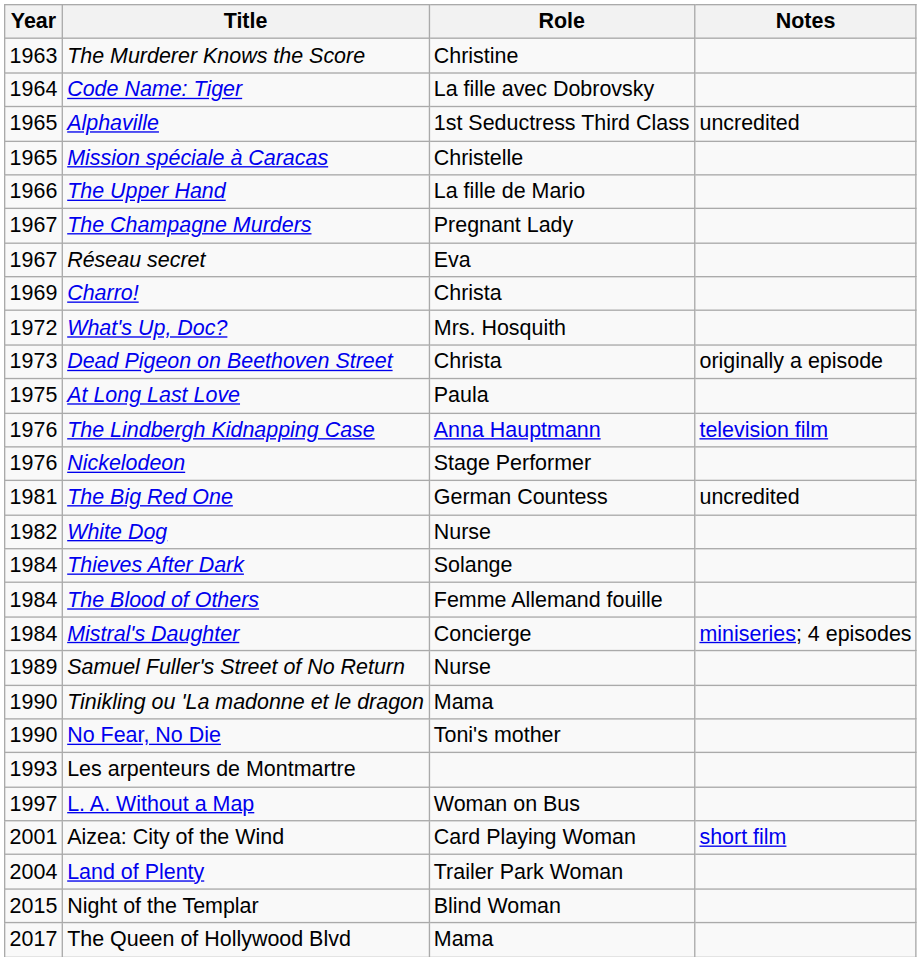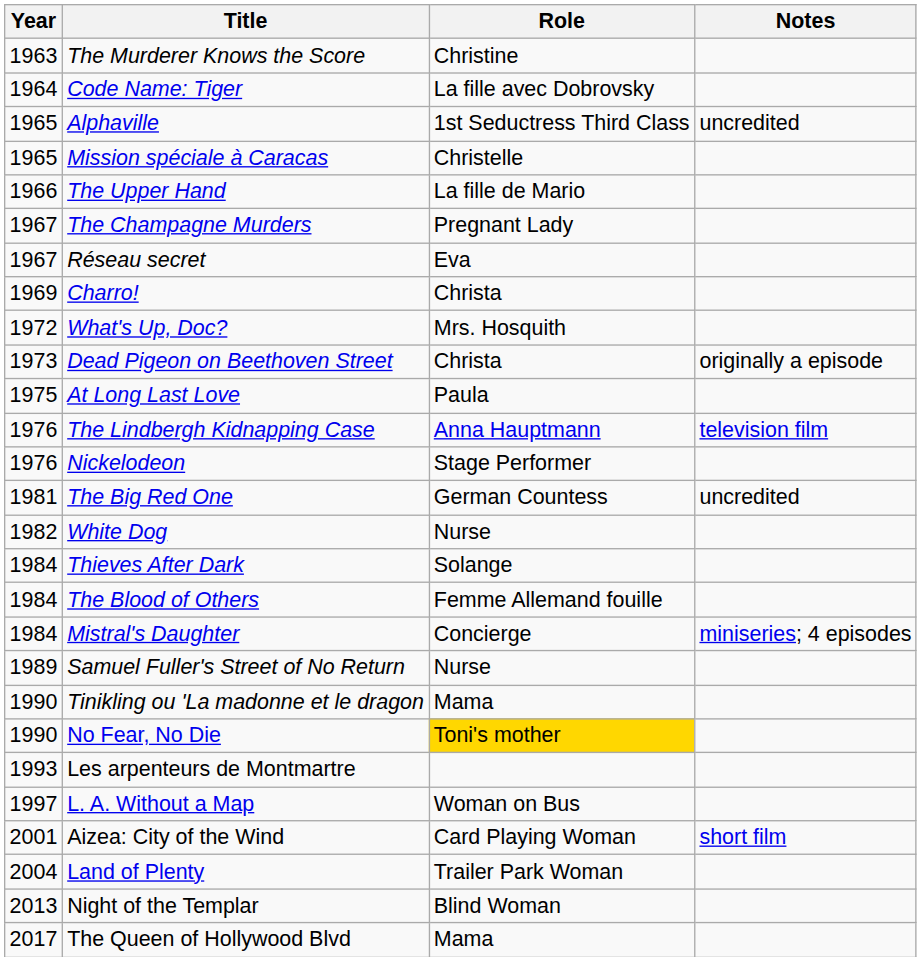(497, 735) no background -> (497, 735) gold background
(33, 905) 2015 -> (33, 905) 2013
